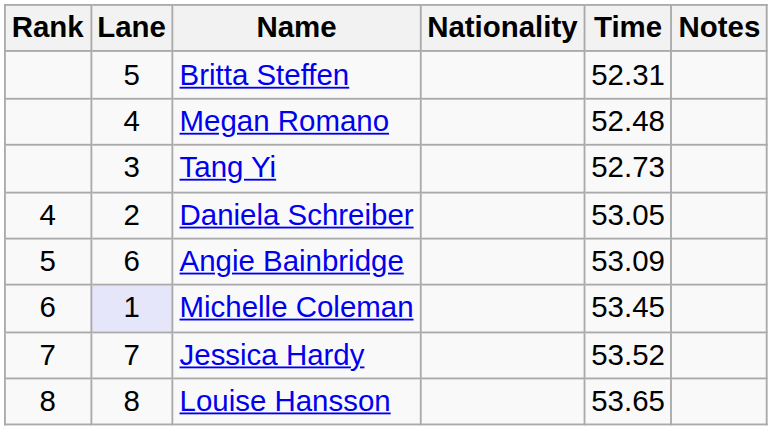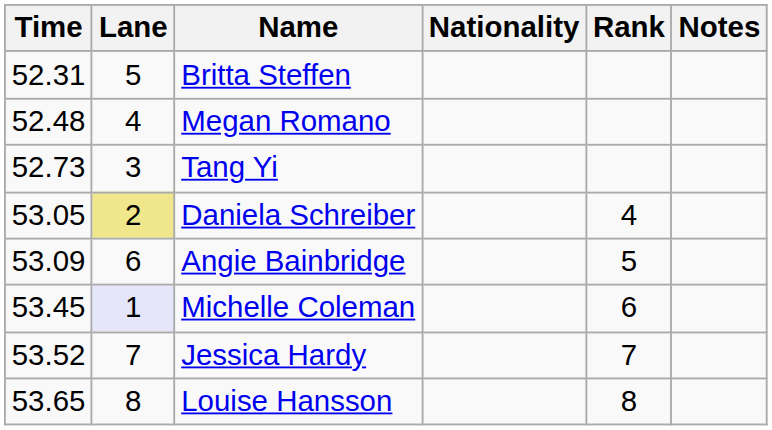columns swapped: (48, 27) <-> (628, 27)
(132, 214) no background -> (133, 214) khaki background
